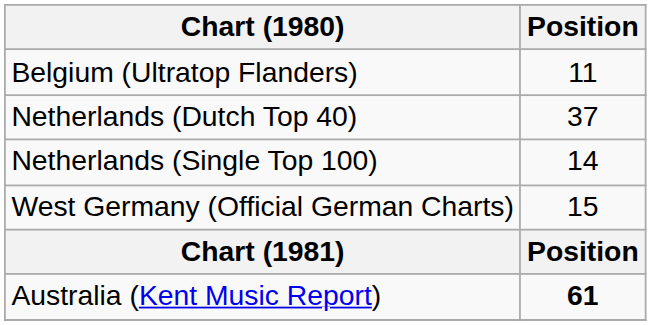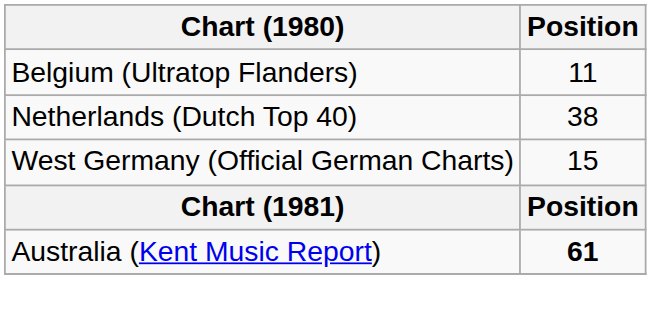(583, 116) 37 -> (583, 116) 38
- row: (195, 161)
